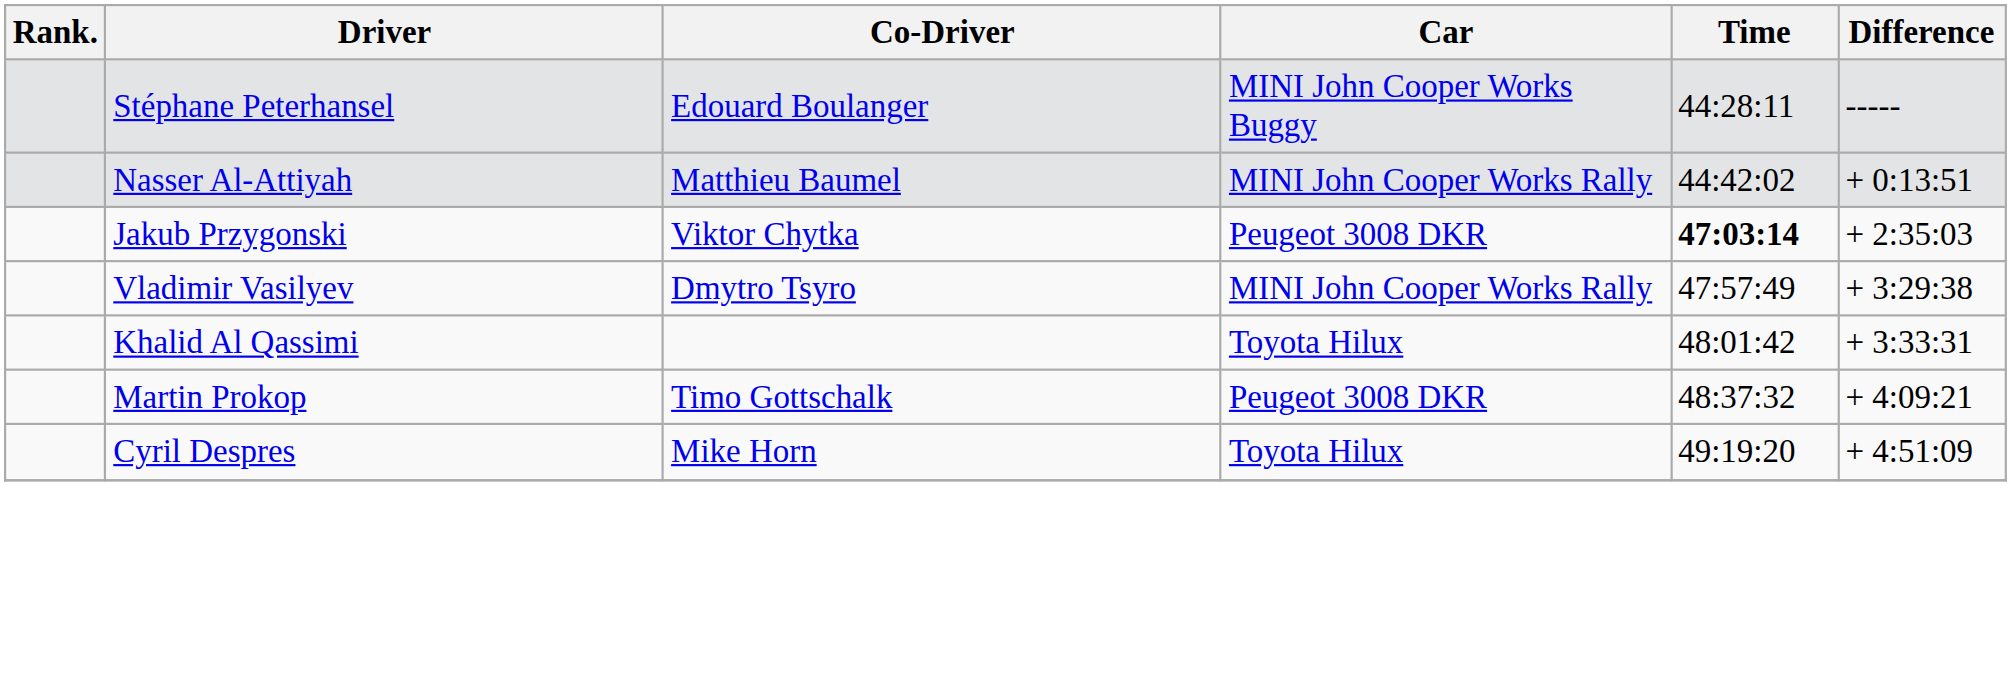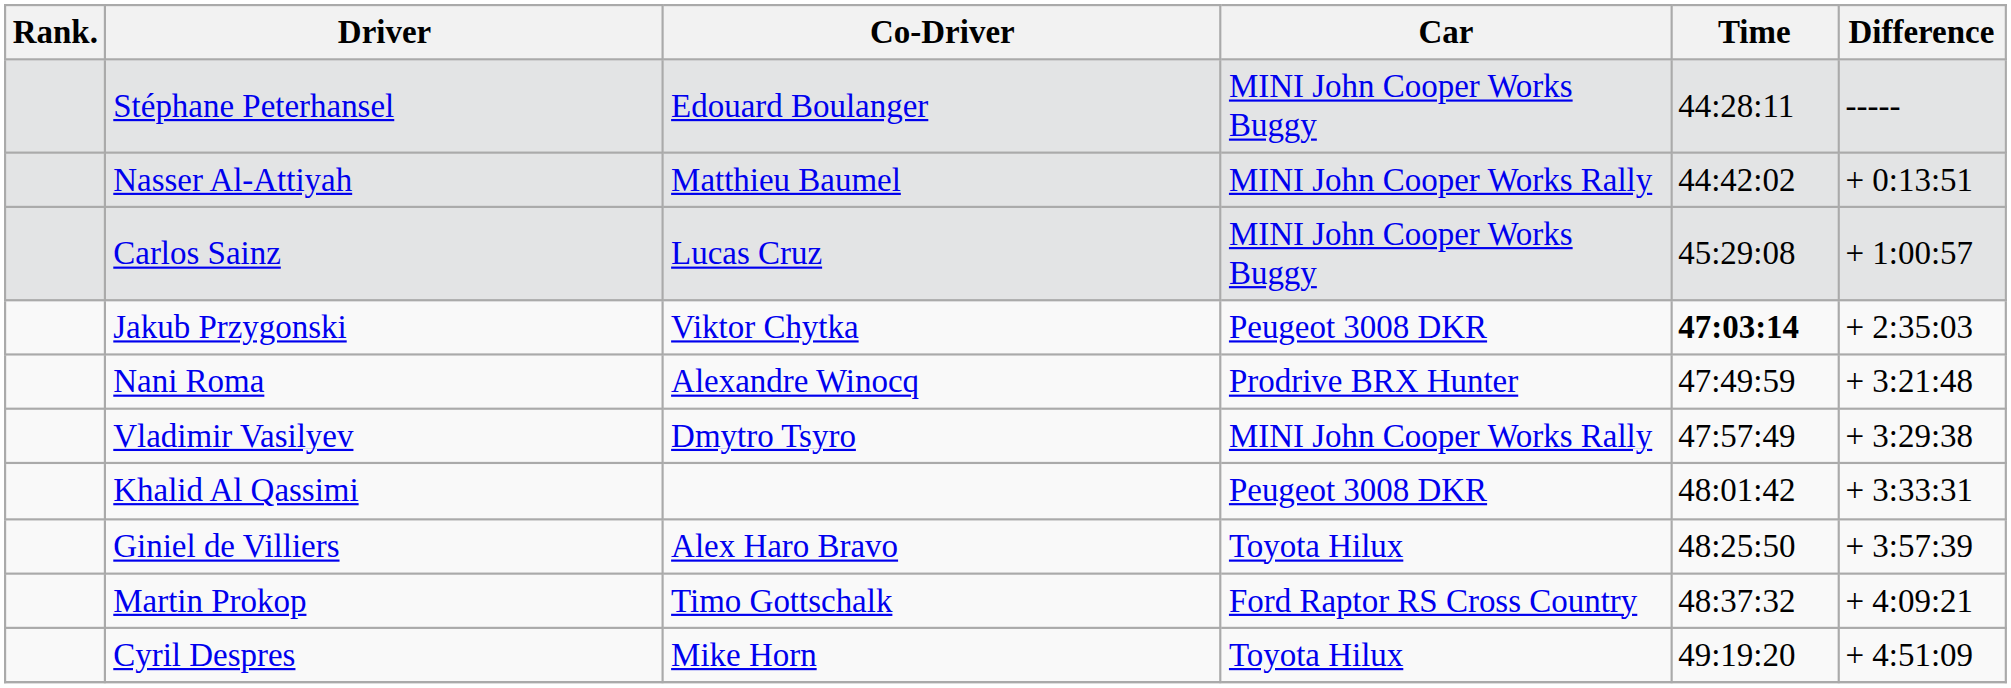+ row: (197, 253)
+ row: (189, 381)
(1316, 342) Toyota Hilux -> (1358, 490) Peugeot 3008 DKR
+ row: (226, 545)
(1358, 397) Peugeot 3008 DKR -> (1433, 599) Ford Raptor RS Cross Country
